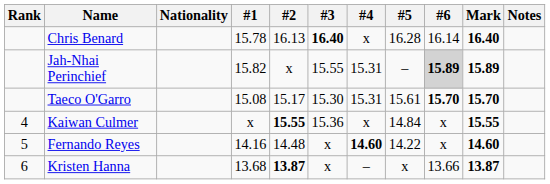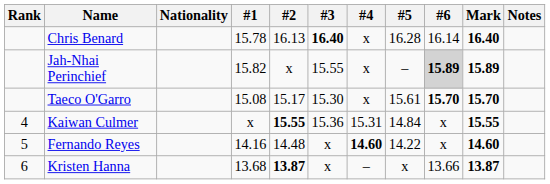(366, 68) 15.31 -> (366, 68) x
(366, 99) 15.31 -> (366, 99) x
(366, 122) x -> (366, 122) 15.31
